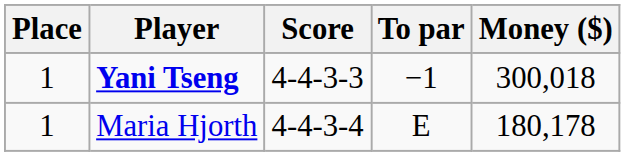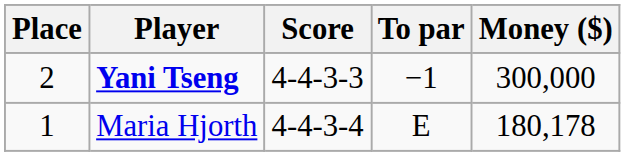(47, 77) 1 -> (47, 77) 2
(546, 77) 300,018 -> (546, 77) 300,000
